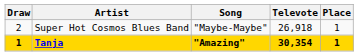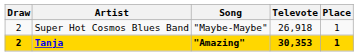(19, 43) 1 -> (19, 43) 2
(295, 43) 30,354 -> (295, 43) 30,353
